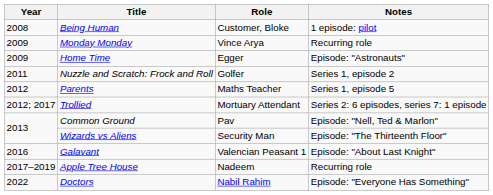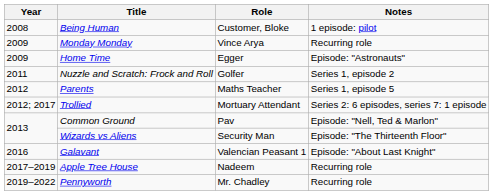+ row: (86, 182)
- row: (77, 182)
